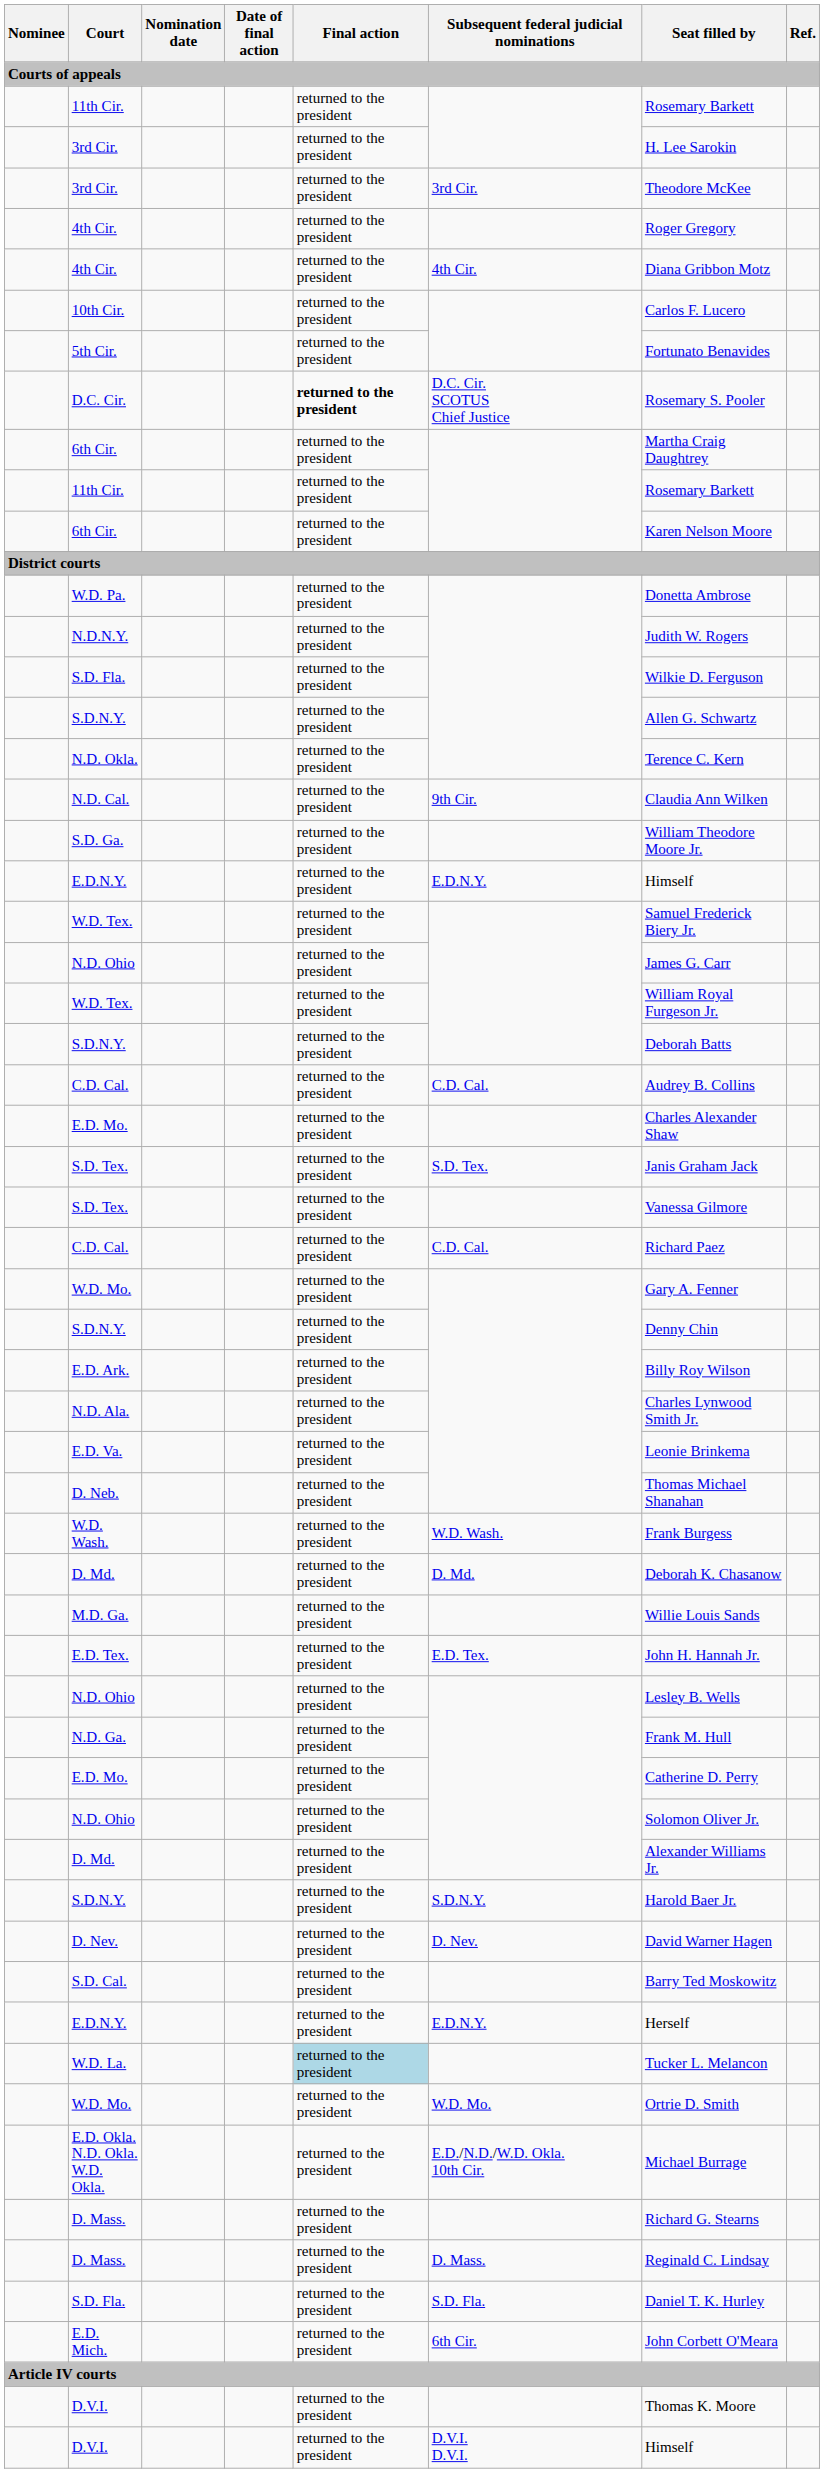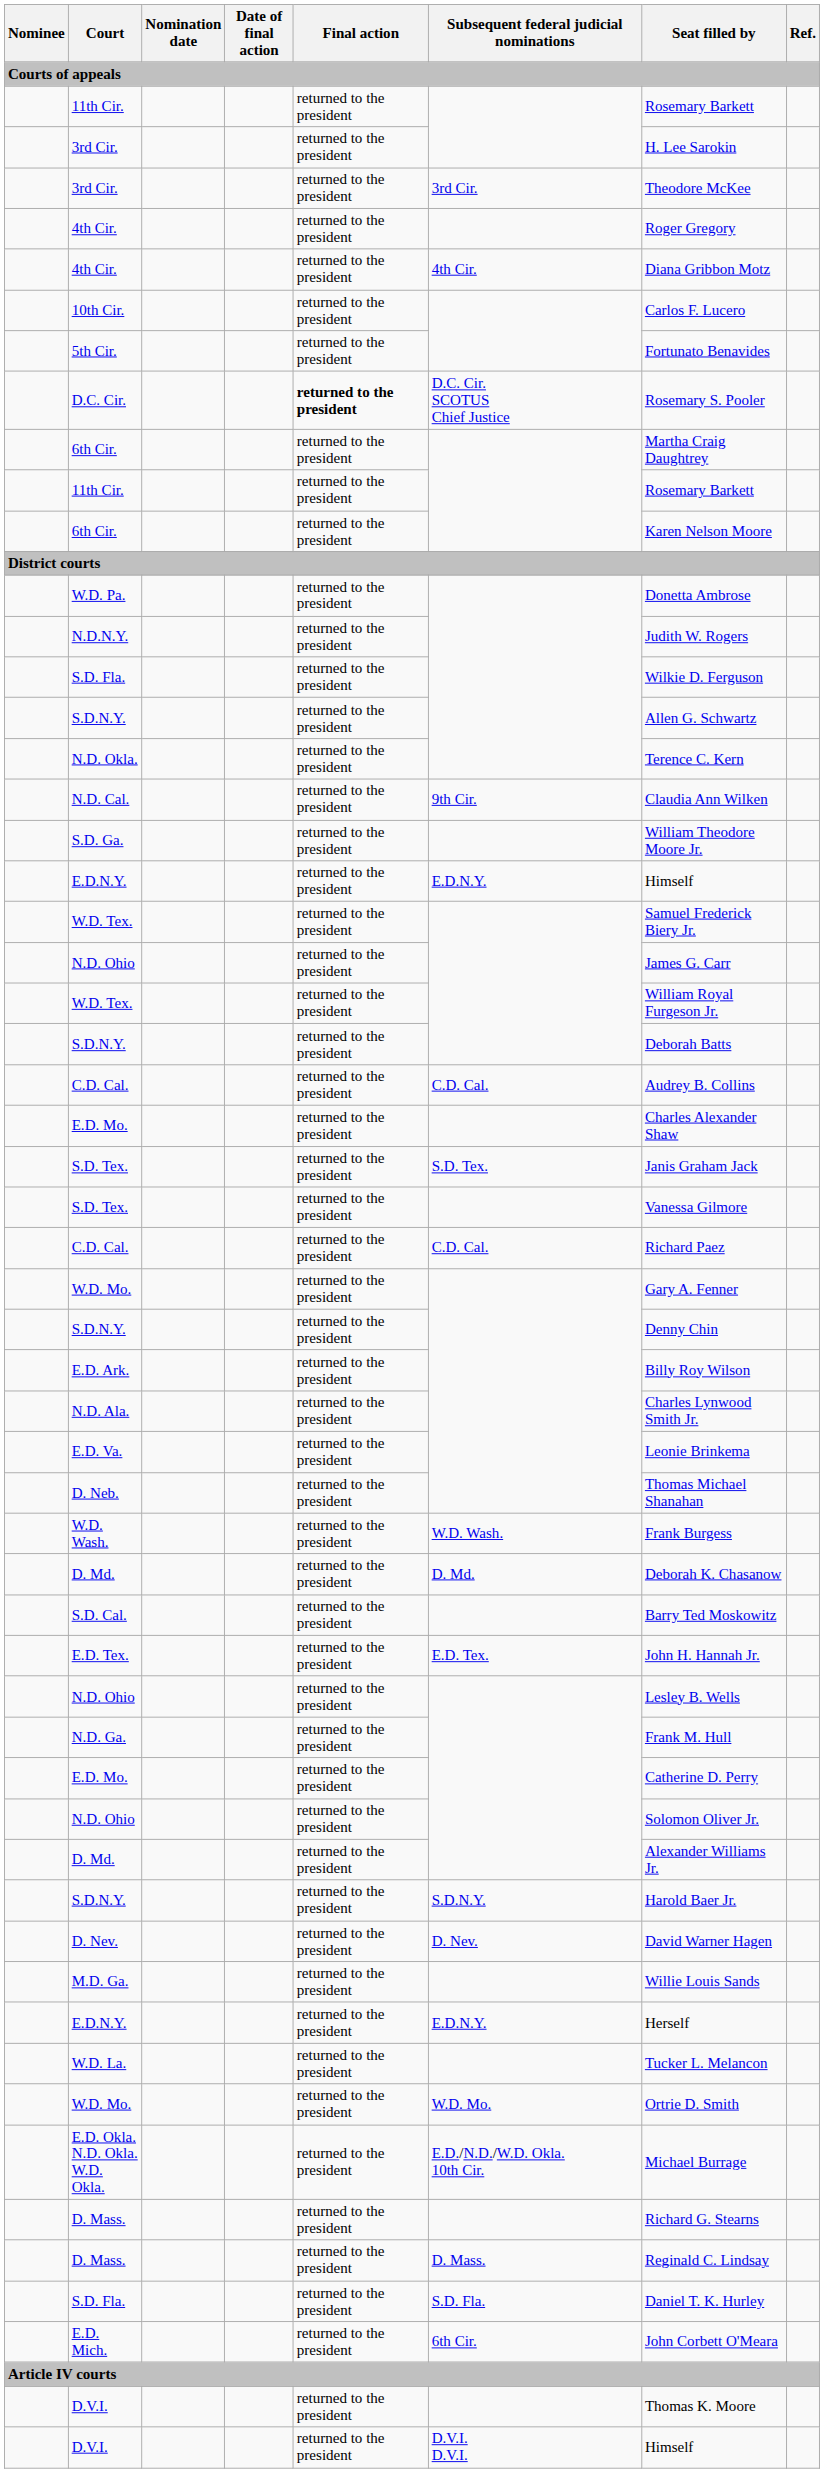rows swapped: (36, 1982) <-> (36, 1615)
(341, 2063) lightblue background -> (341, 2063) no background
